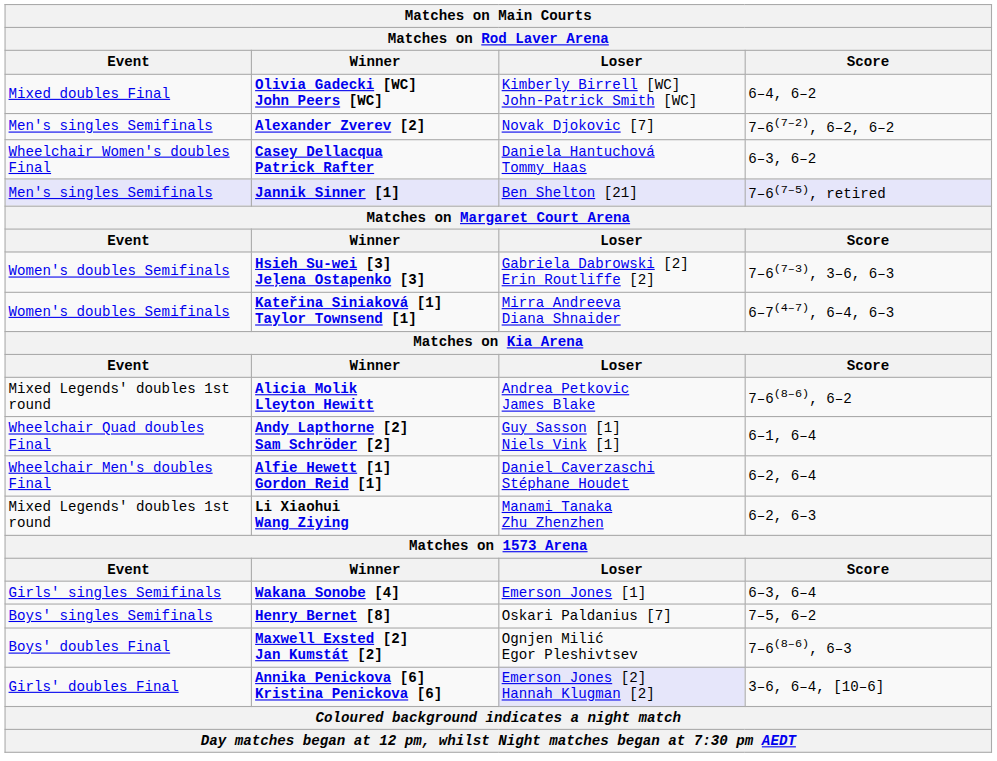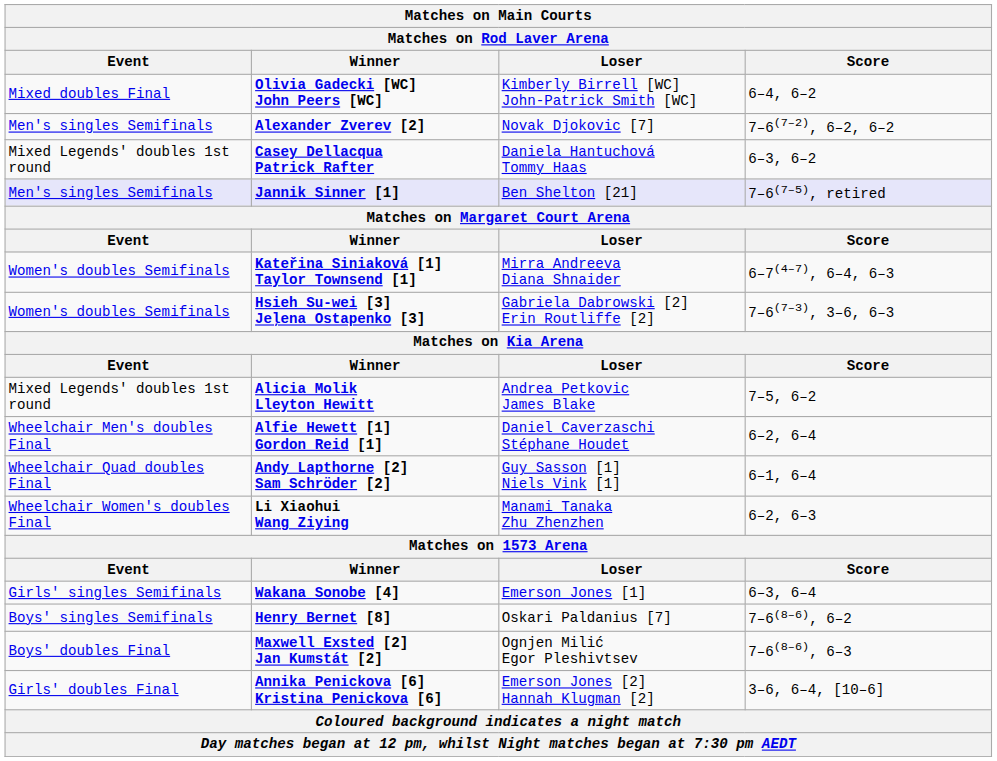(119, 160) Wheelchair Women's doubles Final -> (119, 160) Mixed Legends' doubles 1st round
rows swapped: (349, 312) <-> (340, 272)
(800, 397) 7–6(8–6), 6–2 -> (782, 397) 7–5, 6–2
rows swapped: (332, 437) <-> (323, 476)
(119, 515) Mixed Legends' doubles 1st round -> (119, 515) Wheelchair Women's doubles Final
(782, 616) 7–5, 6–2 -> (800, 618) 7–6(8–6), 6–2
(578, 687) lavender background -> (578, 690) no background
